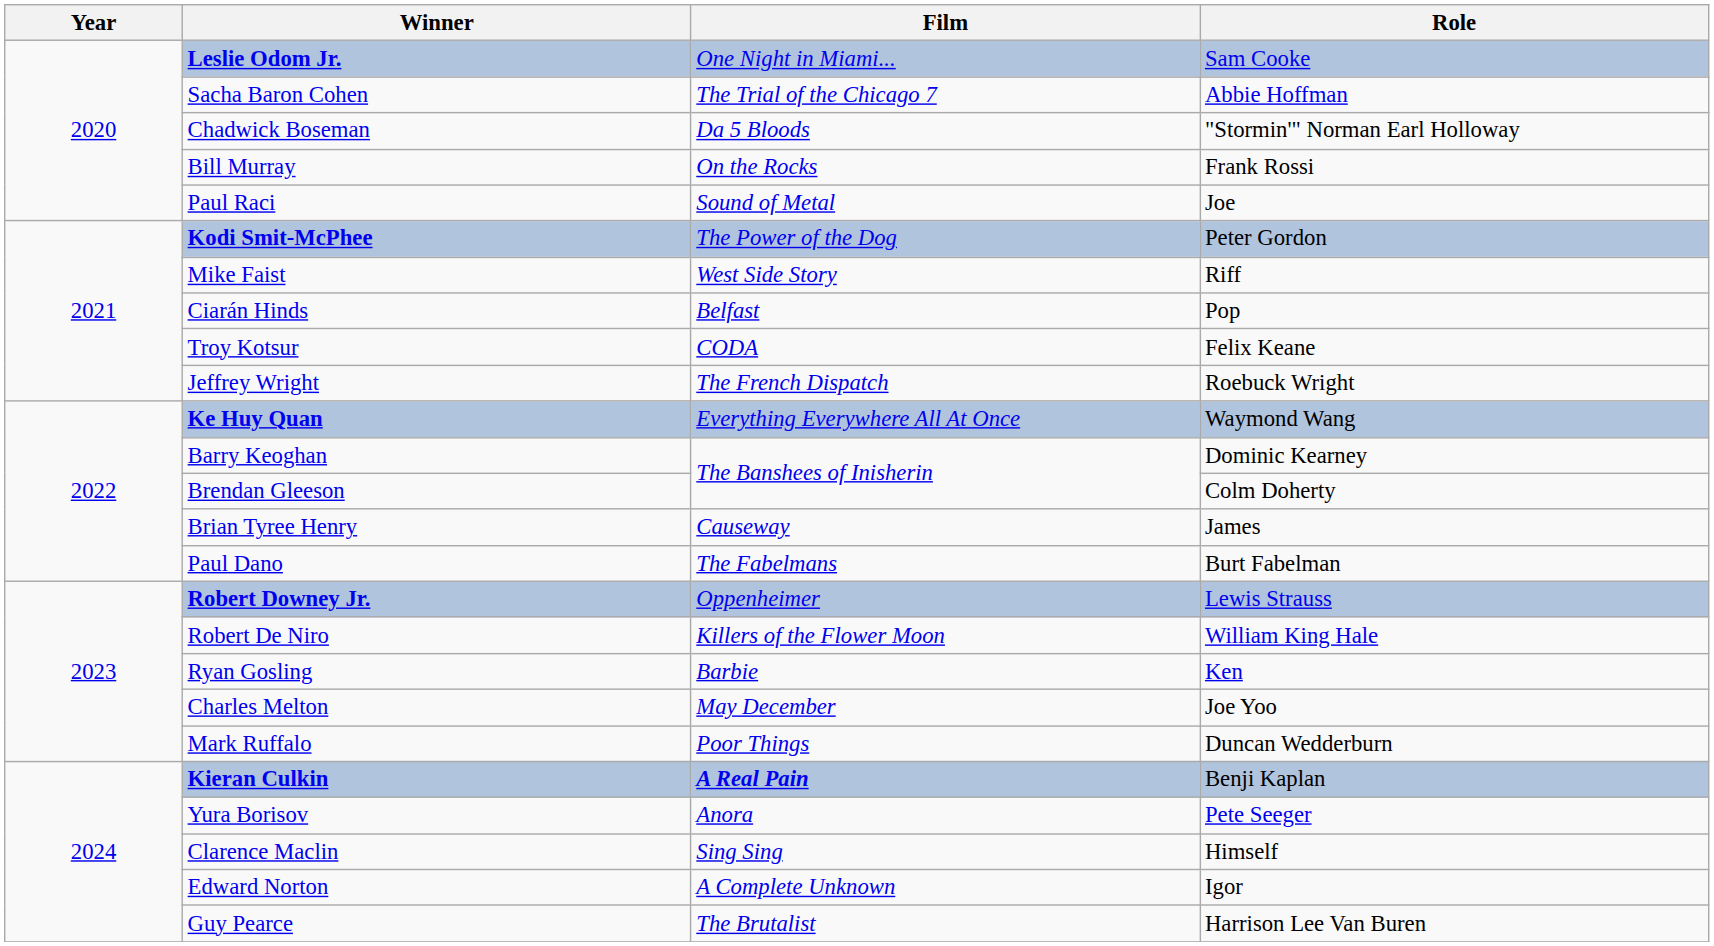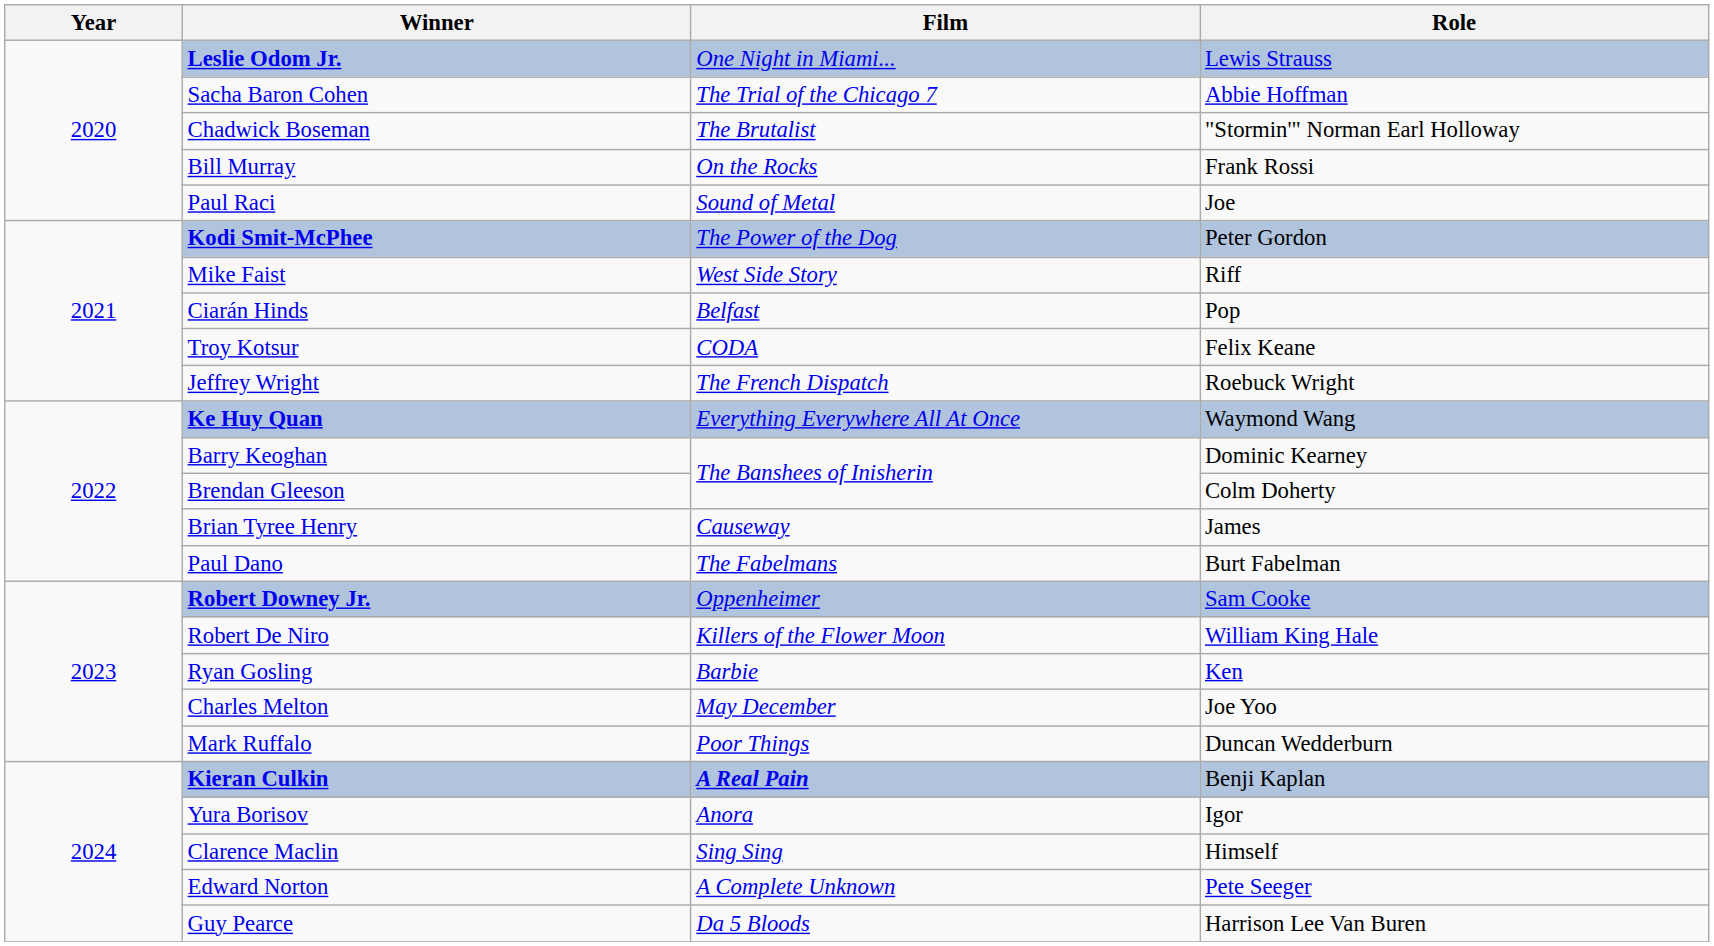(1258, 58) Sam Cooke -> (1268, 58) Lewis Strauss
(753, 130) Da 5 Bloods -> (756, 130) The Brutalist
(1268, 599) Lewis Strauss -> (1258, 599) Sam Cooke
(1258, 815) Pete Seeger -> (1224, 815) Igor
(1224, 887) Igor -> (1258, 887) Pete Seeger
(756, 923) The Brutalist -> (753, 923) Da 5 Bloods
